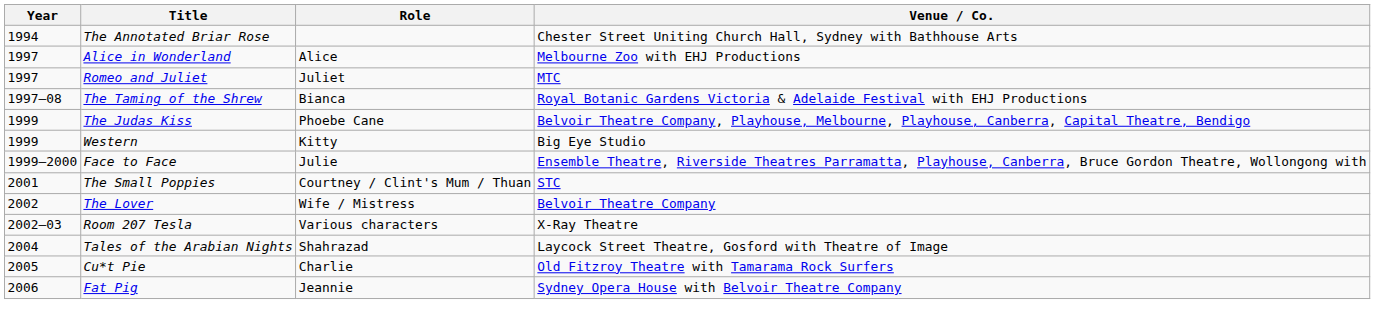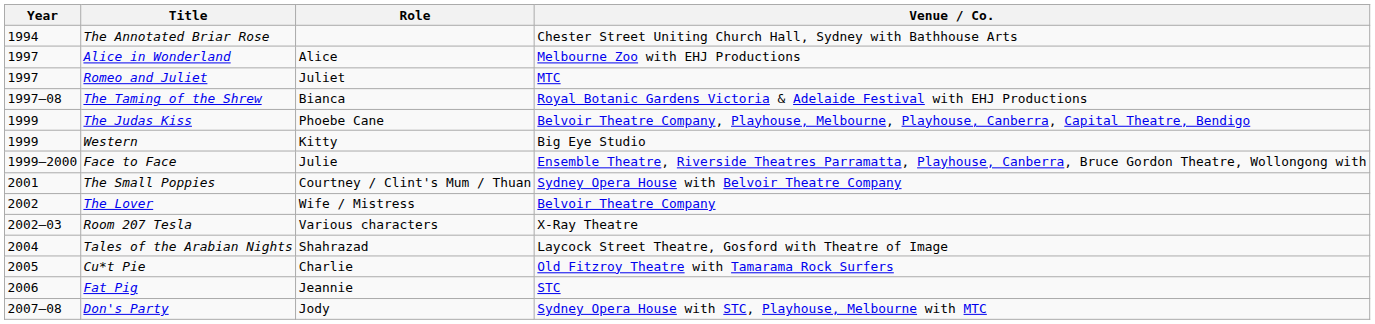(549, 183) STC -> (719, 183) Sydney Opera House with Belvoir Theatre Company
(719, 288) Sydney Opera House with Belvoir Theatre Company -> (549, 288) STC
+ row: (126, 309)
